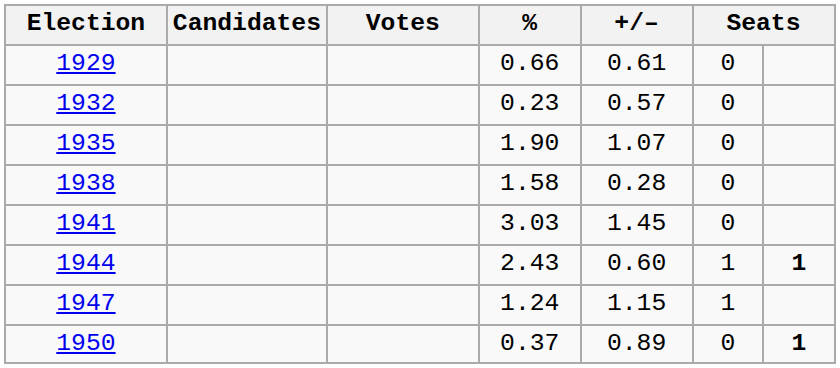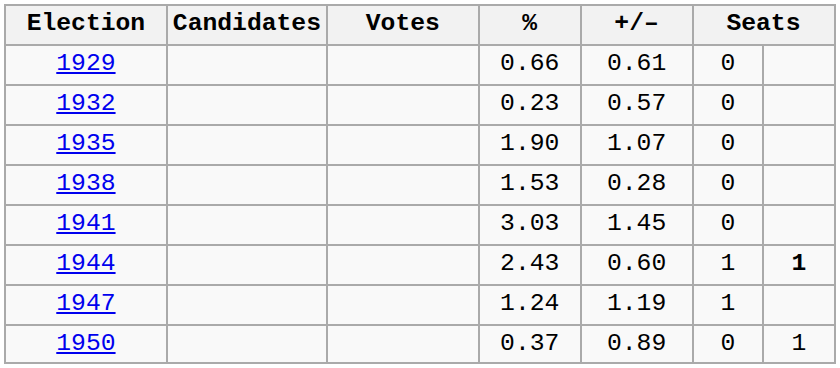(530, 185) 1.58 -> (530, 185) 1.53
(637, 304) 1.15 -> (637, 304) 1.19
(799, 344) bold -> (799, 344) normal
